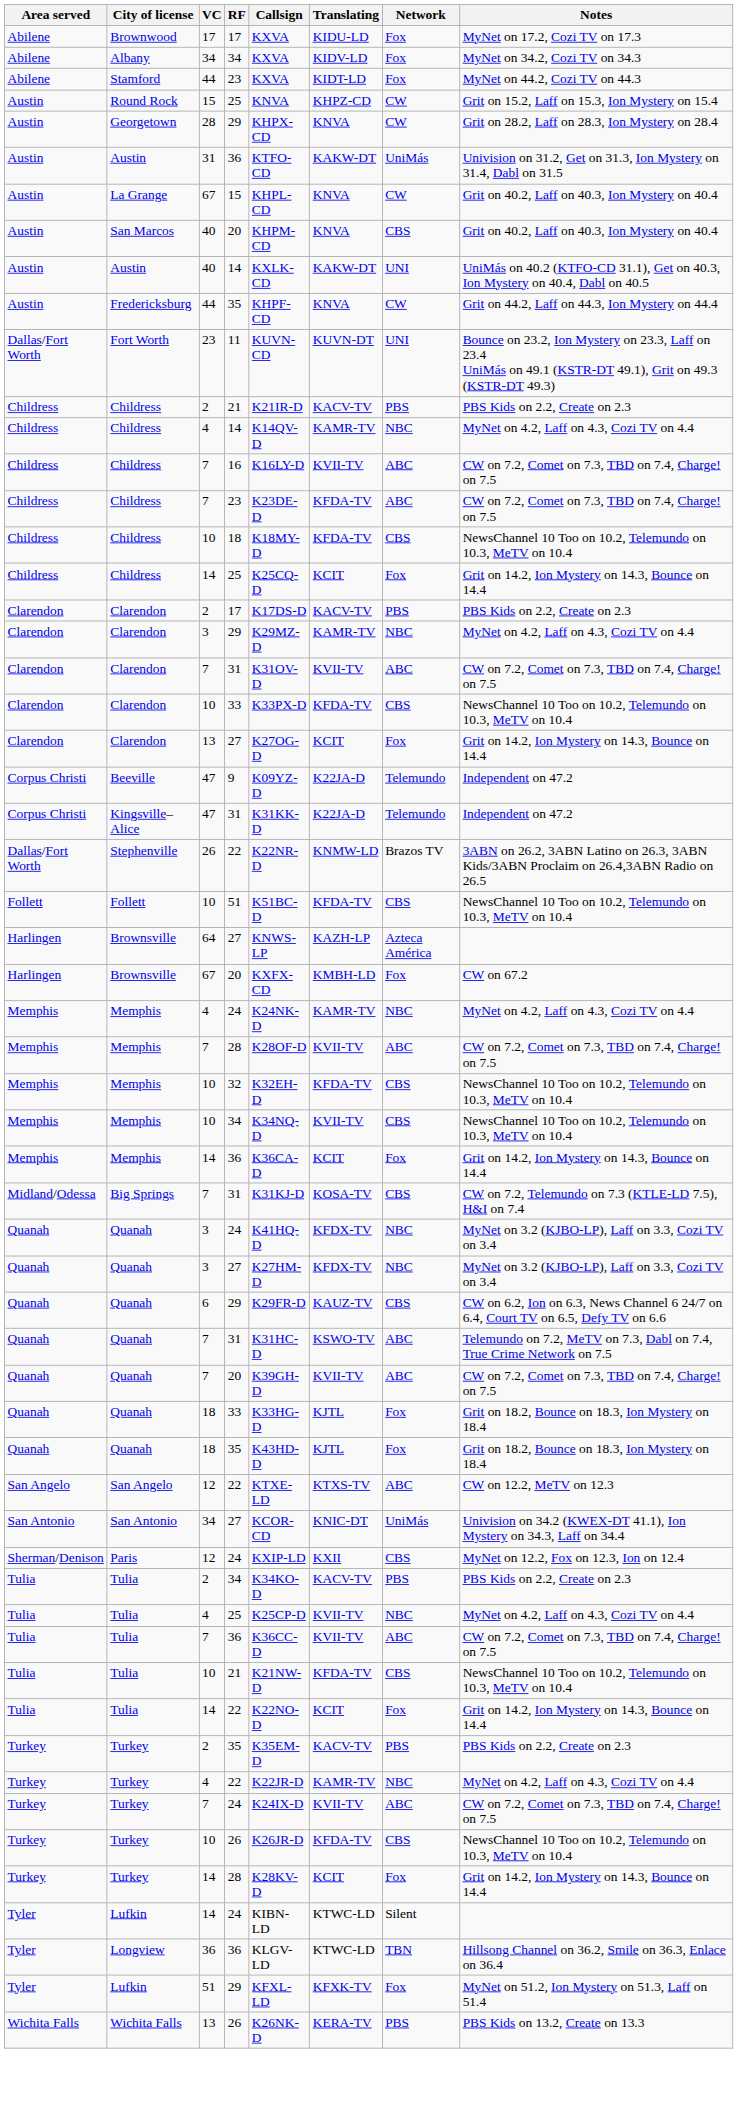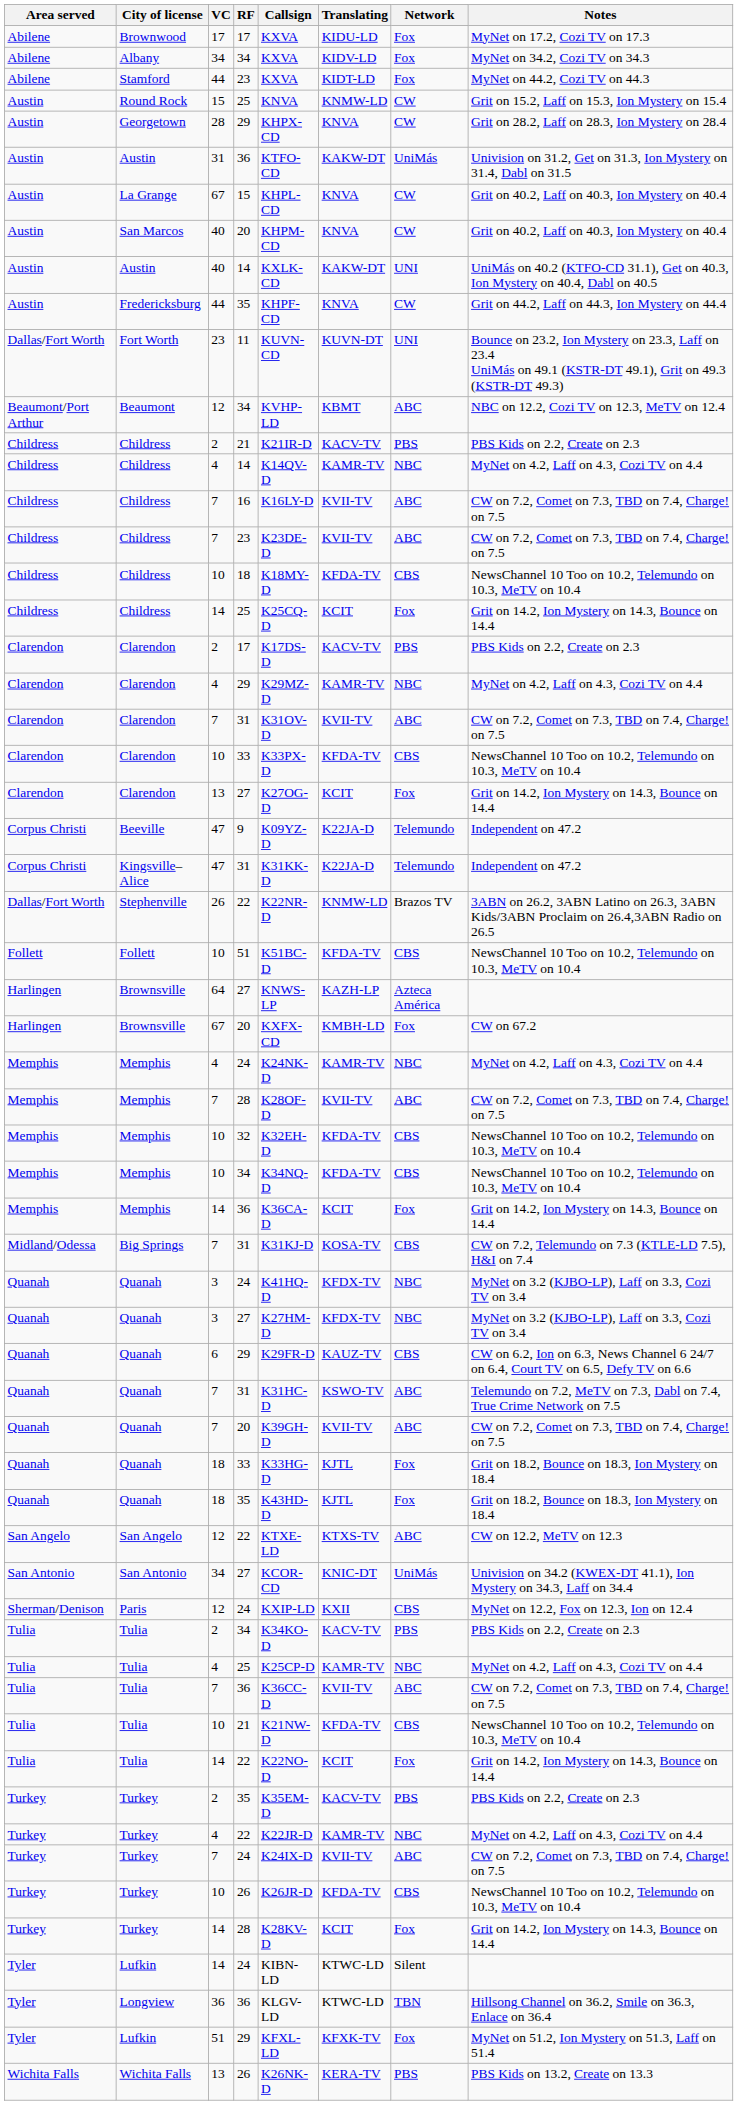(342, 100) KHPZ-CD -> (354, 100) KNMW-LD
(398, 231) CBS -> (405, 231) CW
+ row: (147, 407)
(342, 501) KFDA-TV -> (347, 537) KVII-TV
(205, 631) 3 -> (215, 683) 4
(338, 1120) KVII-TV -> (351, 1172) KFDA-TV
(338, 1615) KVII-TV -> (353, 1667) KAMR-TV
